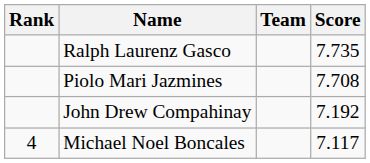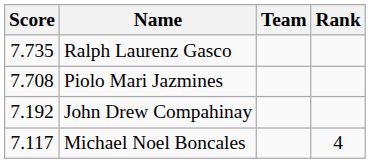columns swapped: (32, 19) <-> (338, 19)
